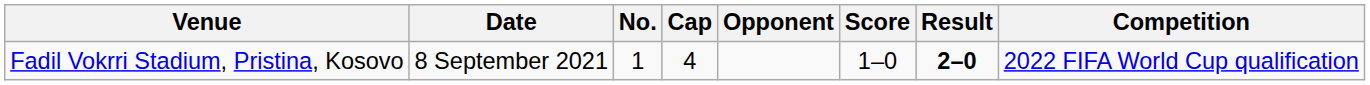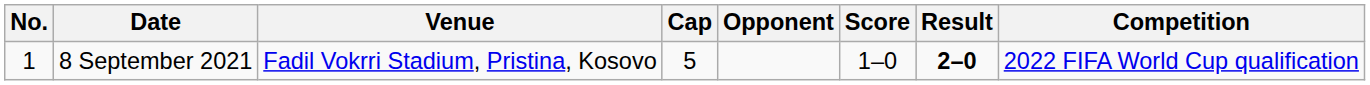columns swapped: (638, 23) <-> (207, 23)
(690, 60) 4 -> (690, 60) 5
